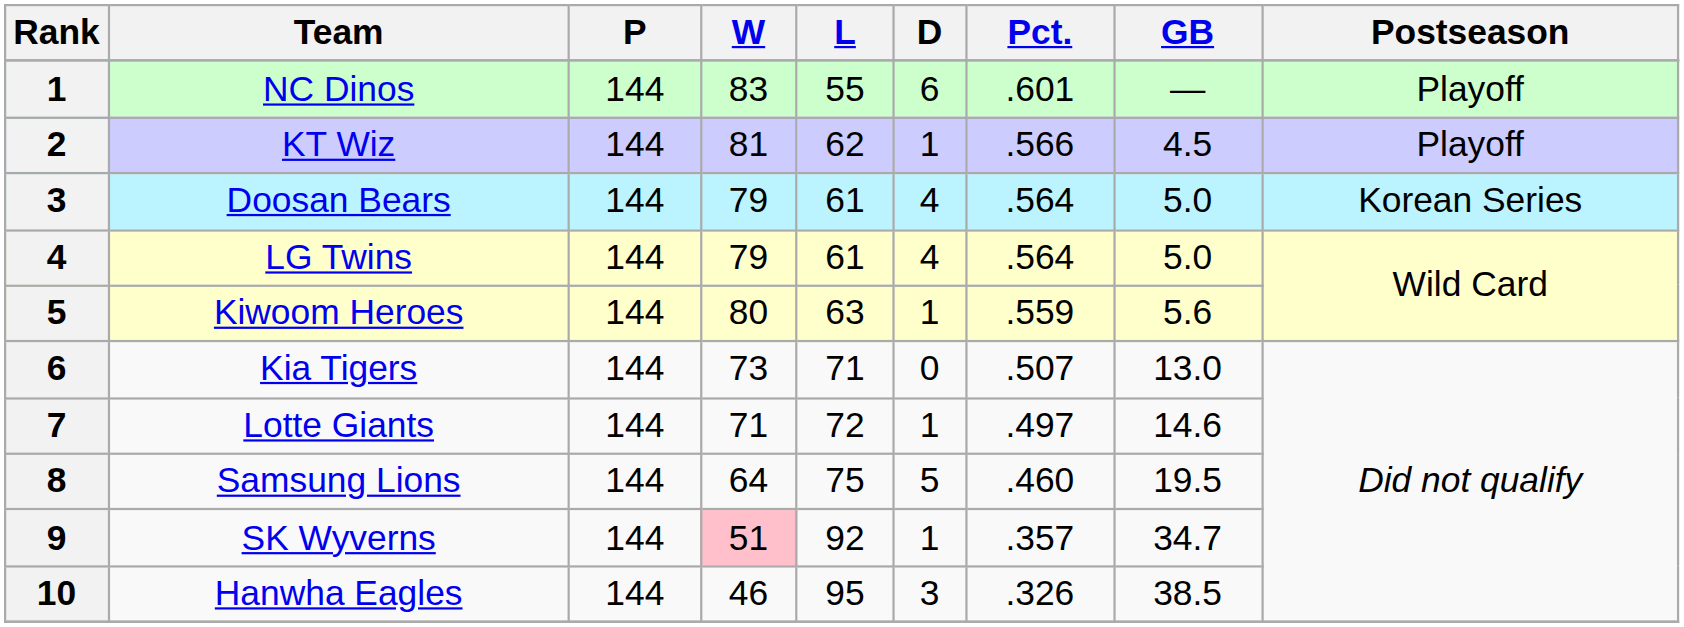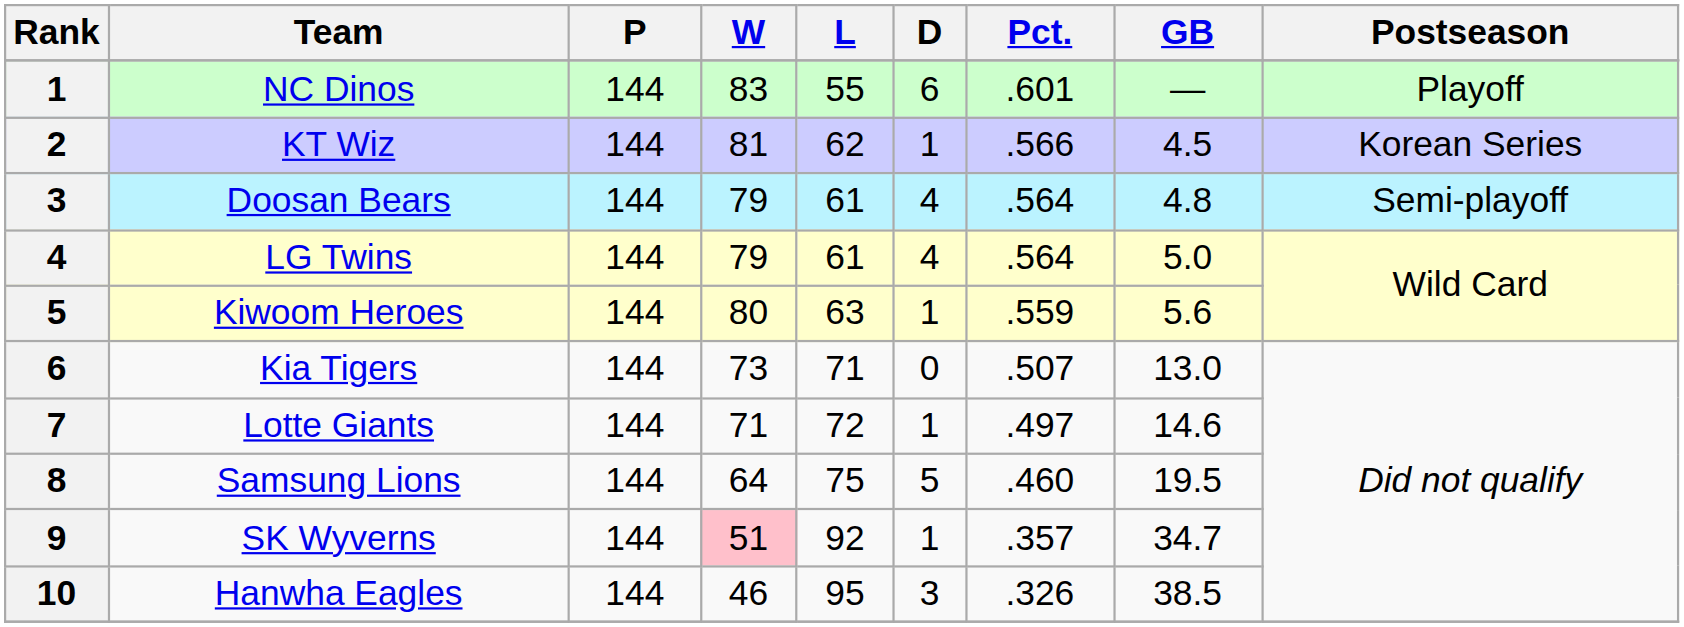(1470, 144) Playoff -> (1470, 144) Korean Series
(1188, 200) 5.0 -> (1188, 200) 4.8
(1470, 200) Korean Series -> (1470, 200) Semi-playoff
